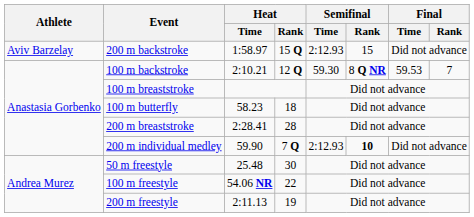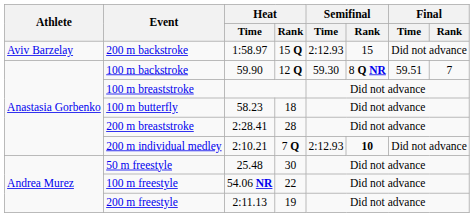(250, 70) 2:10.21 -> (250, 70) 59.90
(409, 70) 59.53 -> (409, 70) 59.51
(250, 146) 59.90 -> (250, 146) 2:10.21
